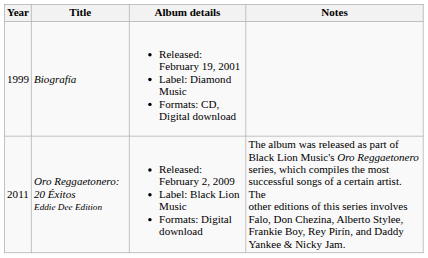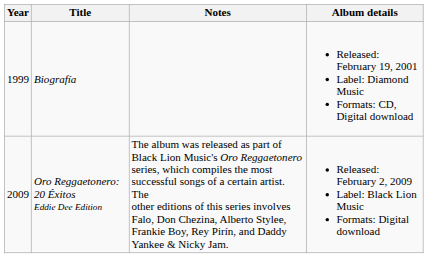columns swapped: (187, 13) <-> (335, 13)
(18, 194) 2011 -> (18, 194) 2009
